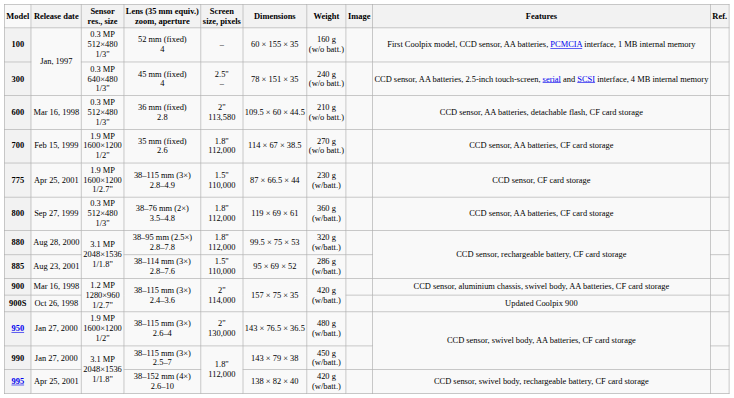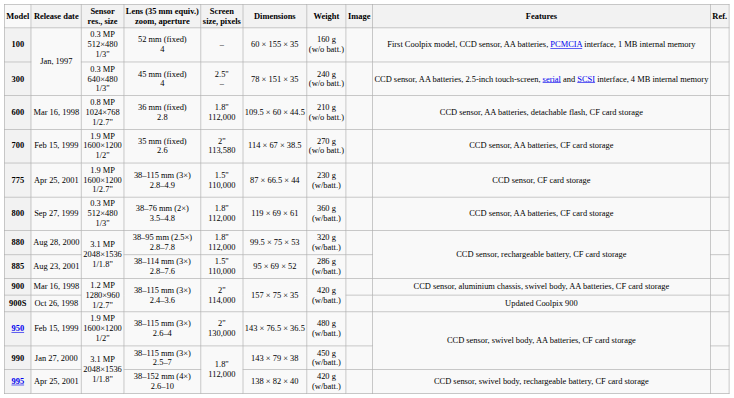(103, 112) 0.3 MP 512×480 1/3" -> (103, 112) 0.8 MP 1024×768 1/2.7"
(222, 112) 2" 113,580 -> (222, 112) 1.8" 112,000
(222, 146) 1.8" 112,000 -> (222, 146) 2" 113,580
(56, 328) Jan 27, 2000 -> (56, 328) Feb 15, 1999
